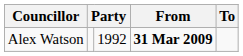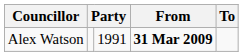(112, 39) 1992 -> (112, 39) 1991
